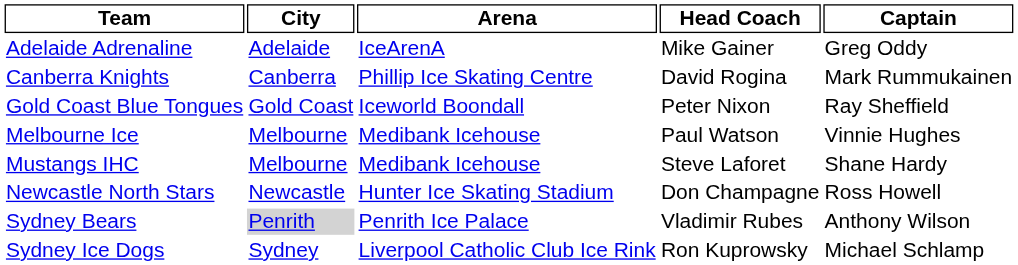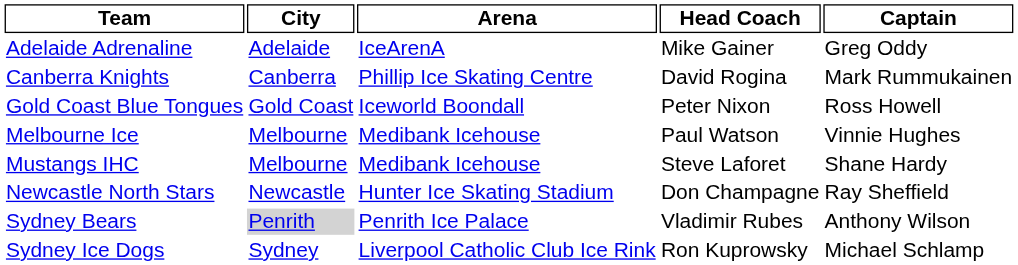(887, 106) Ray Sheffield -> (883, 106) Ross Howell
(883, 192) Ross Howell -> (887, 192) Ray Sheffield
